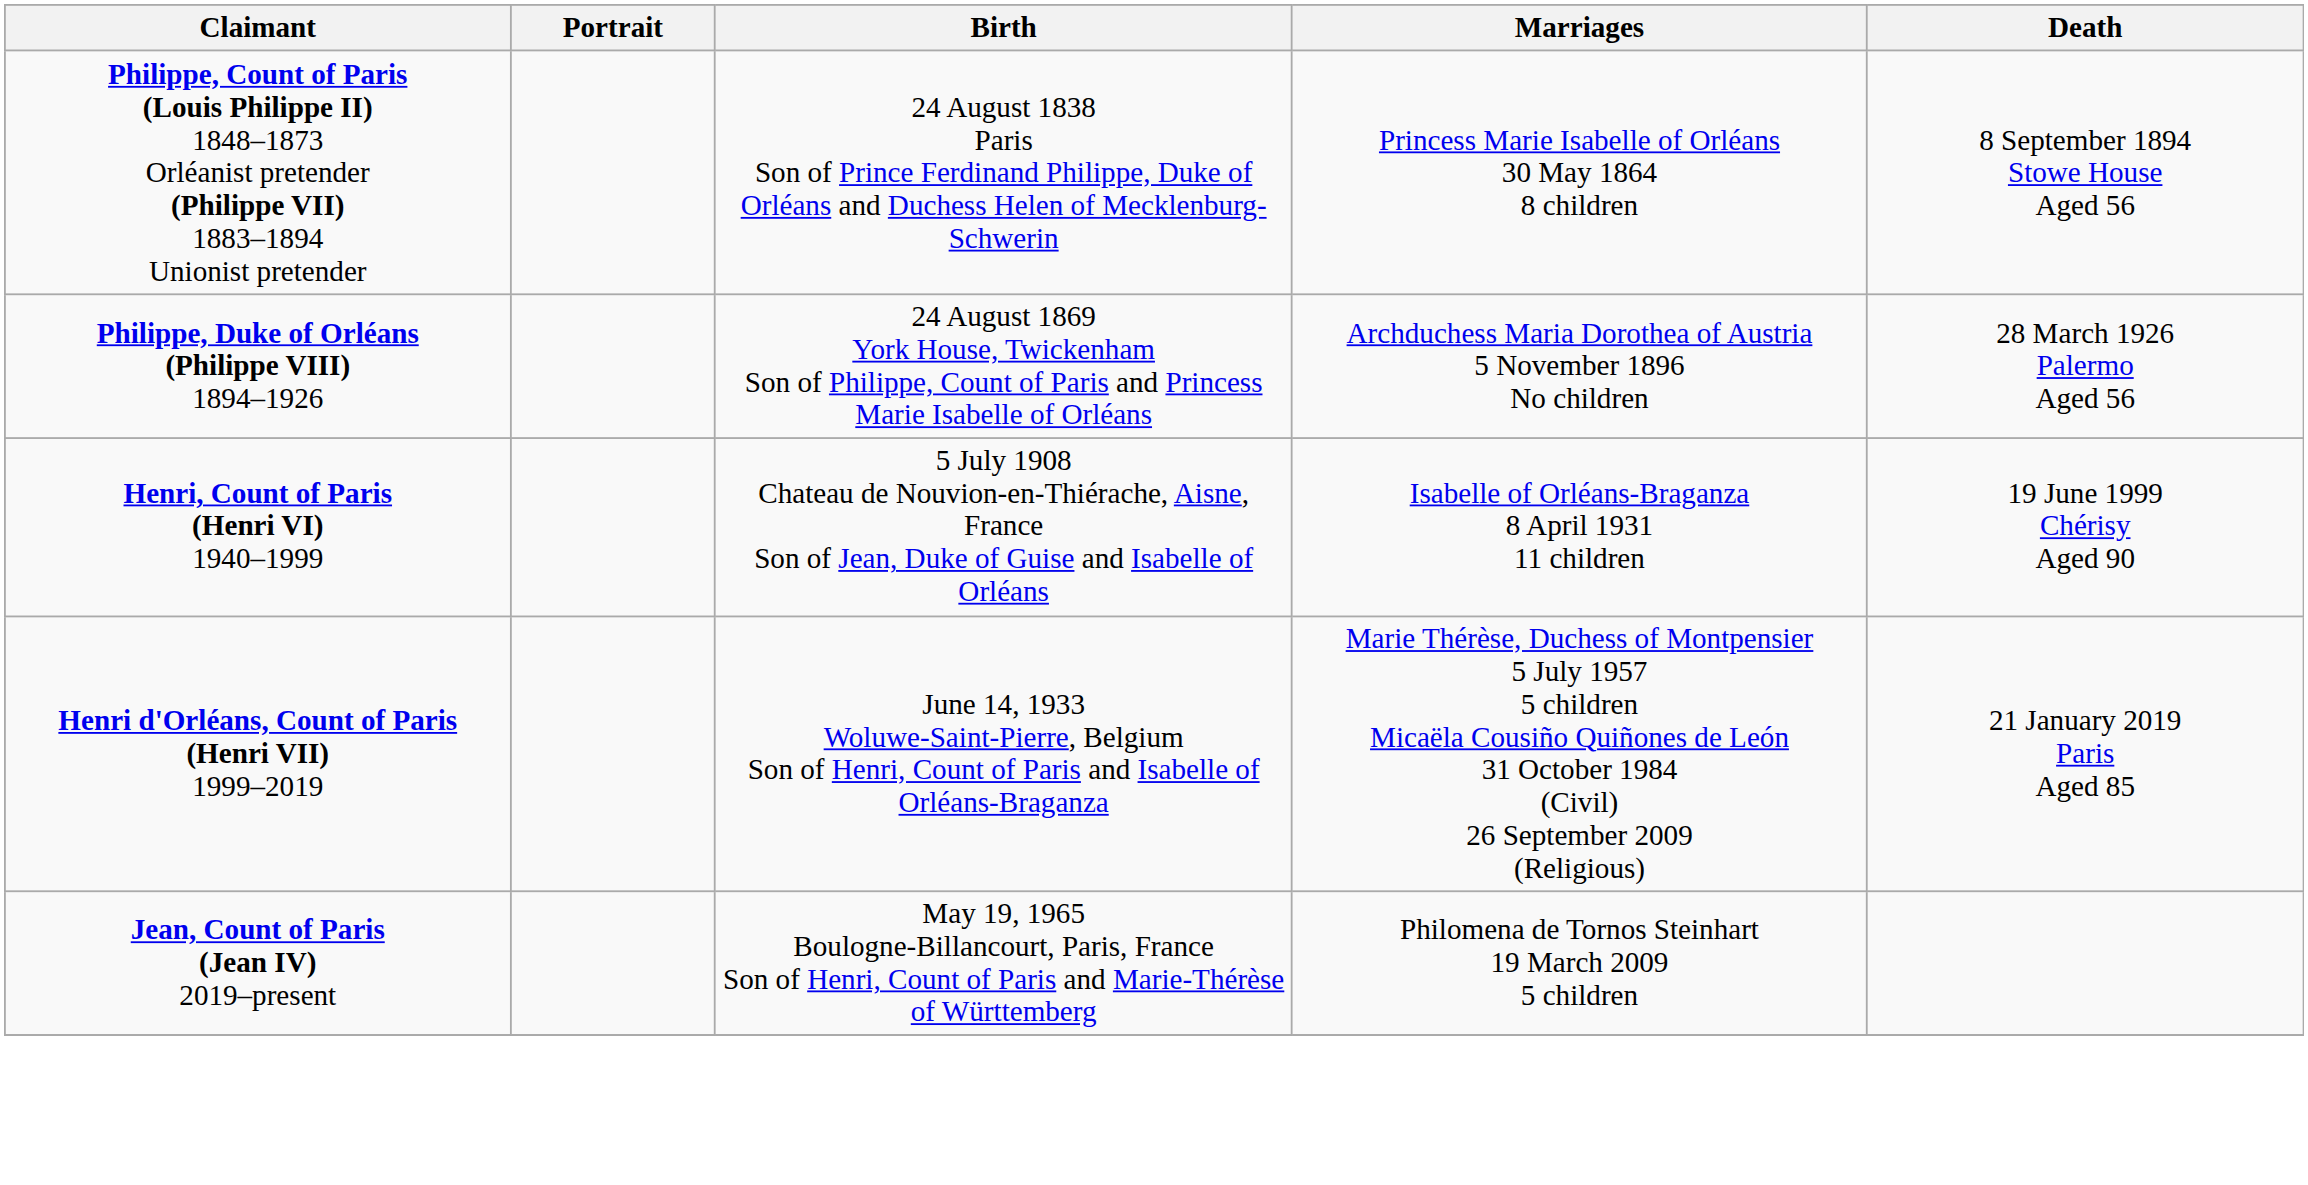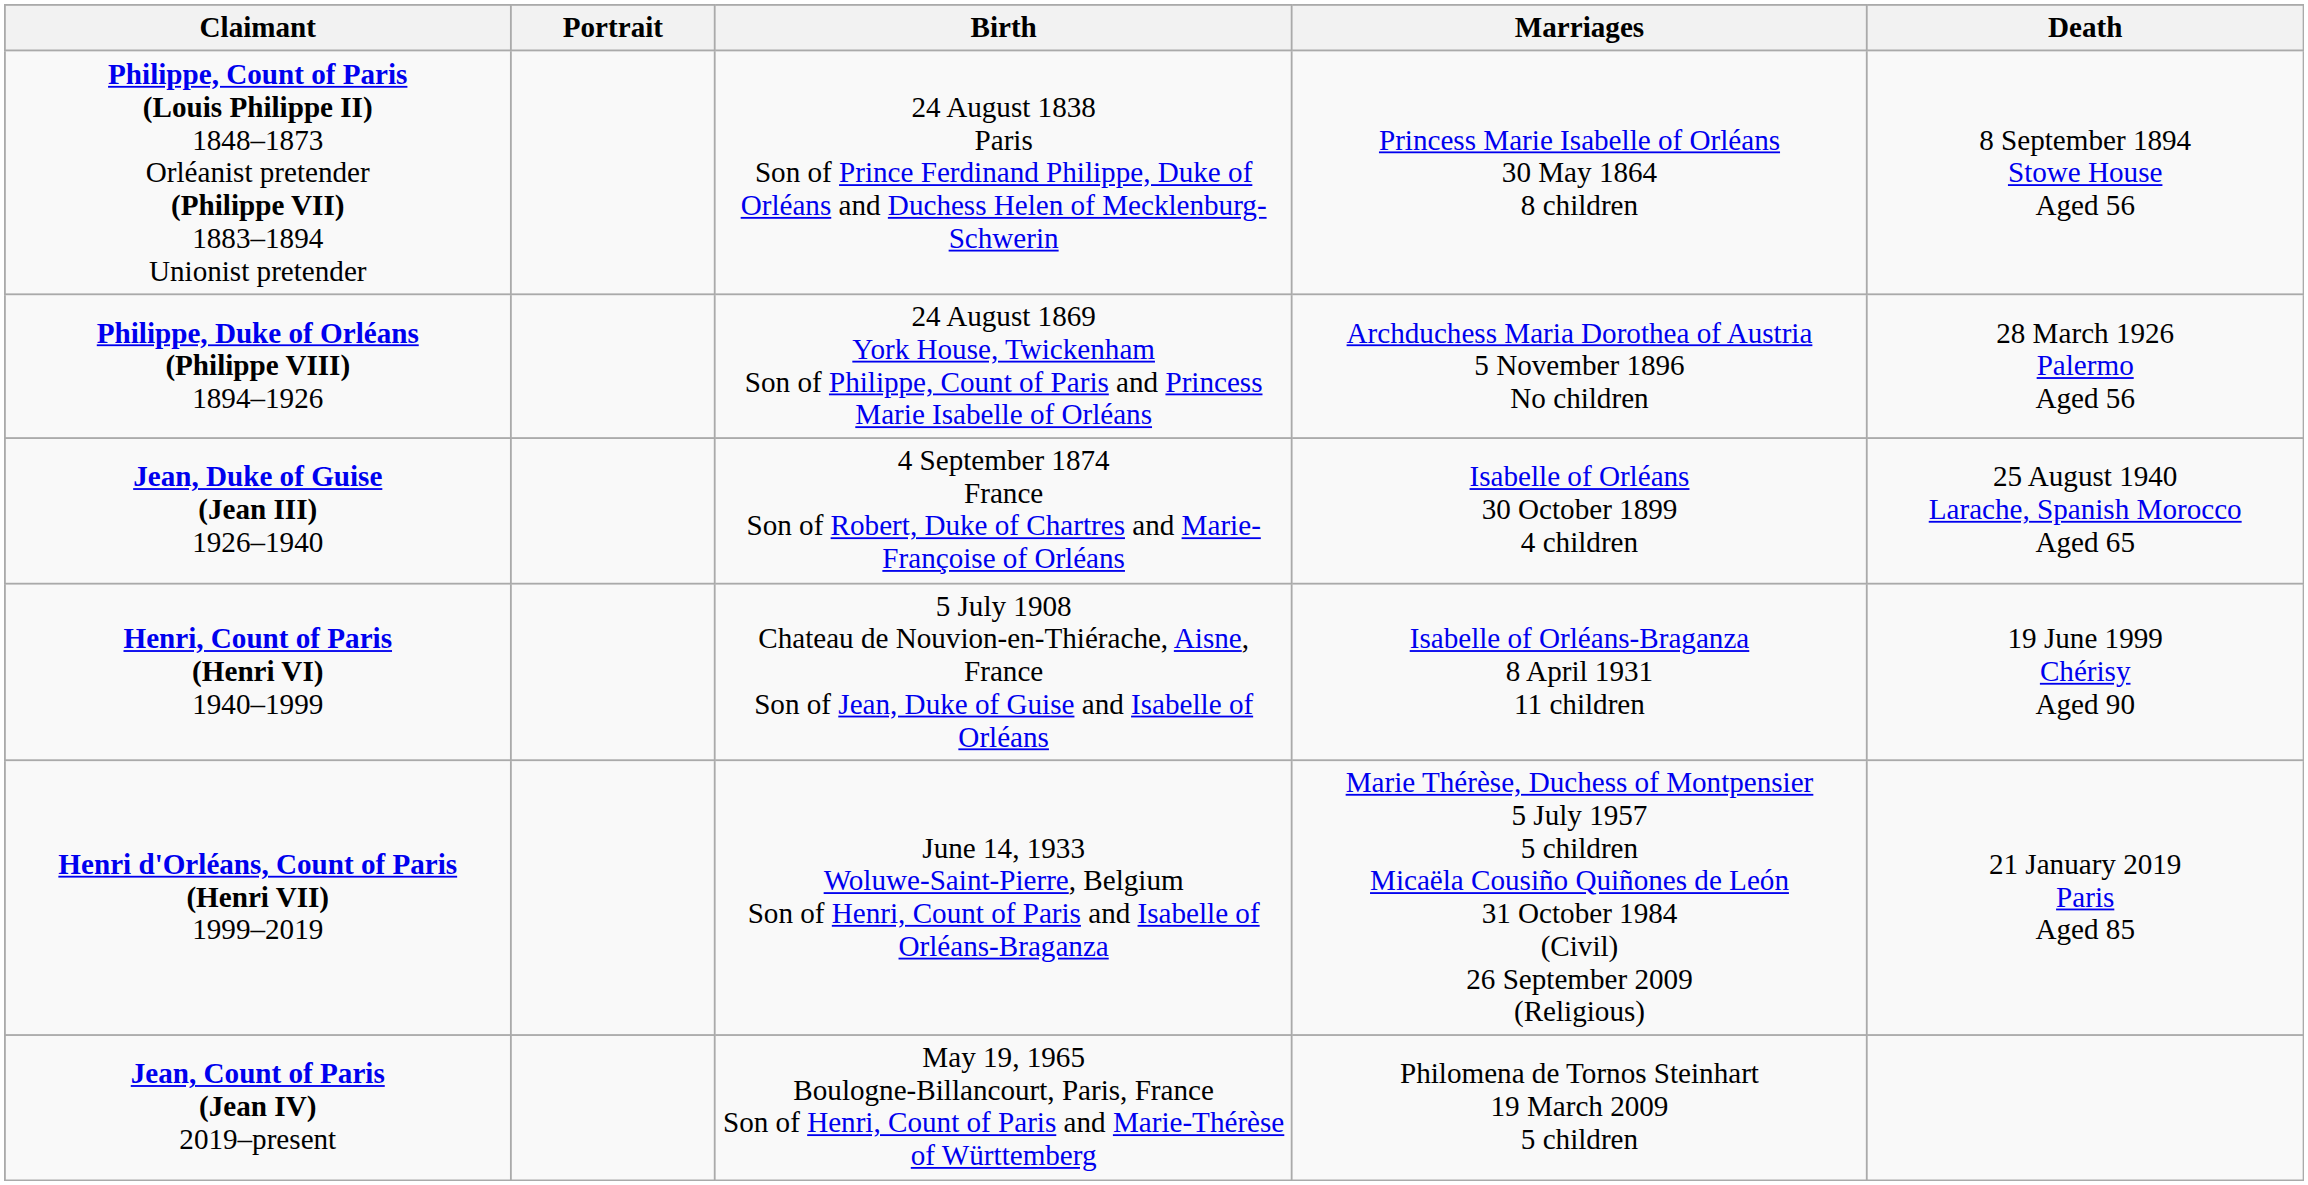+ row: (258, 510)
